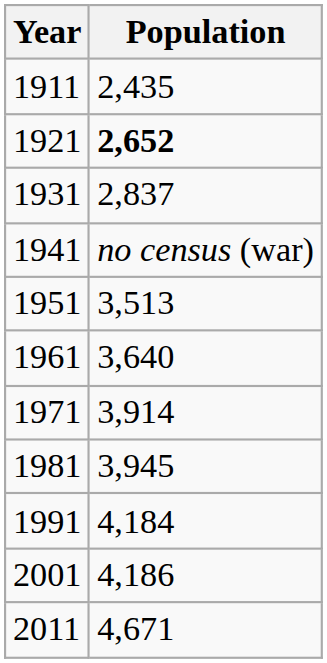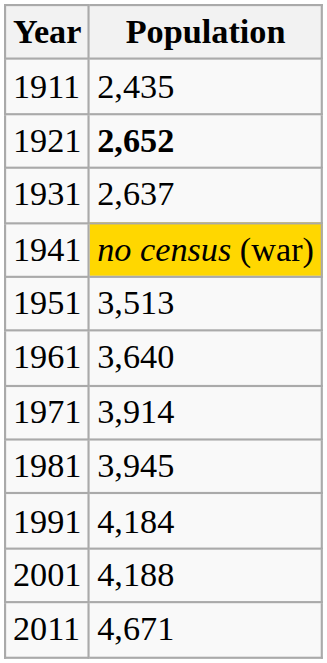(136, 194) 2,837 -> (136, 194) 2,637
(206, 248) no background -> (206, 248) gold background
(136, 574) 4,186 -> (136, 574) 4,188
